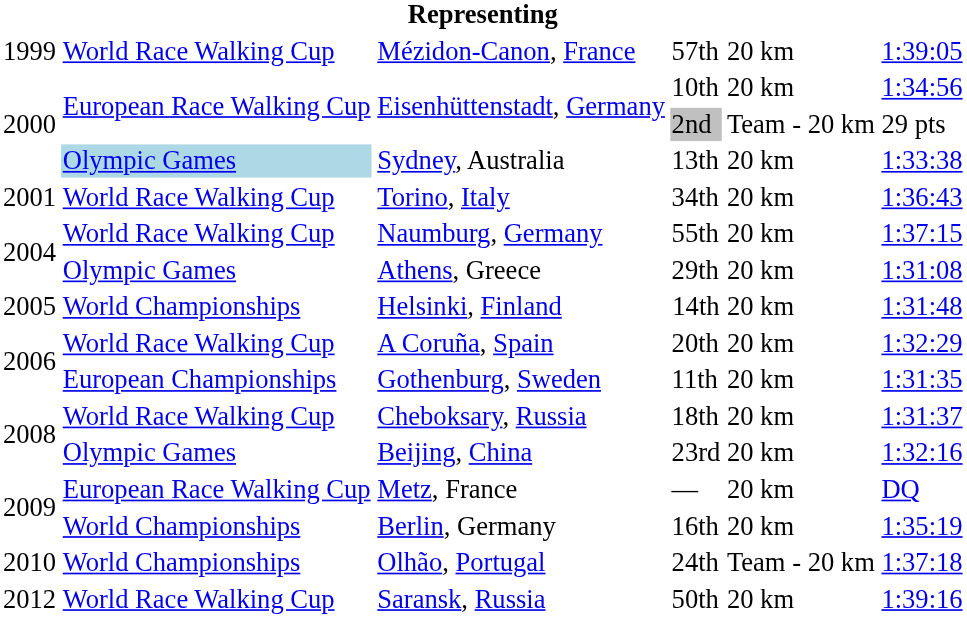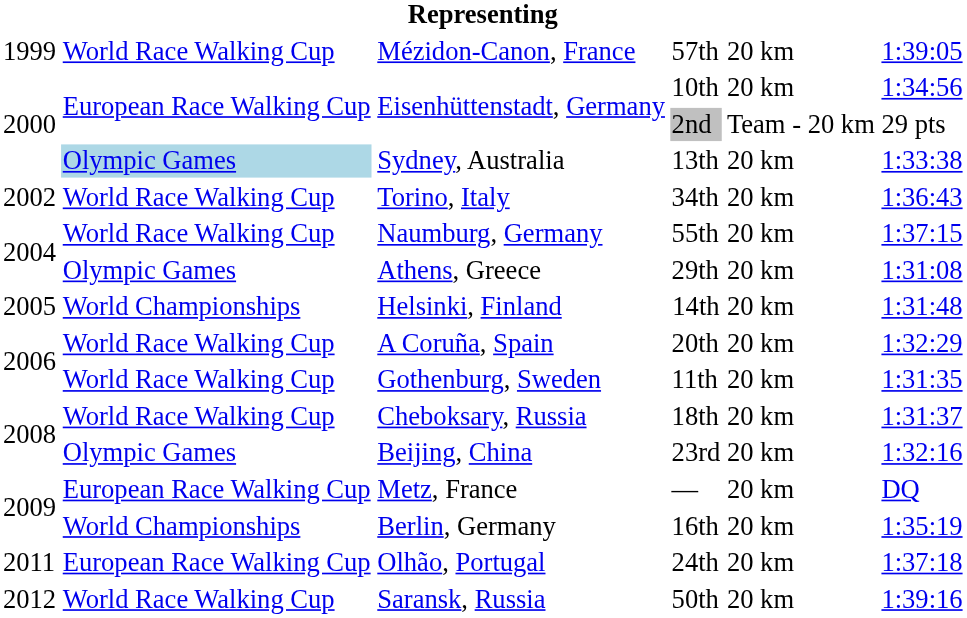(30, 197) 2001 -> (30, 197) 2002
(200, 379) European Championships -> (199, 379) World Race Walking Cup
(30, 562) 2010 -> (29, 562) 2011
(182, 562) World Championships -> (217, 562) European Race Walking Cup
(801, 562) Team - 20 km -> (760, 562) 20 km
